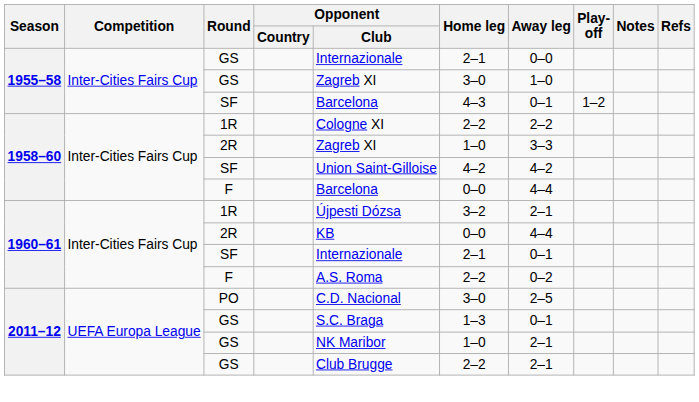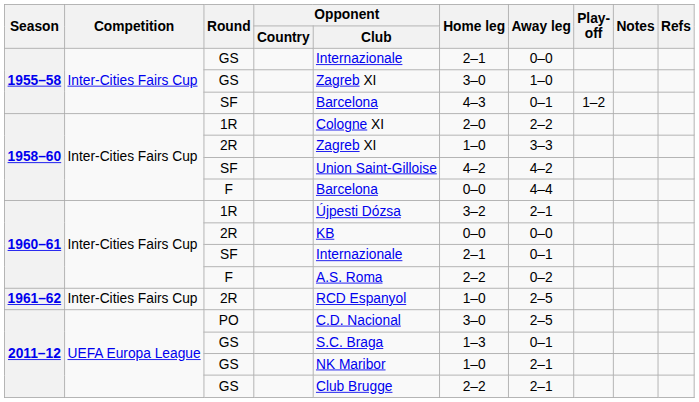(474, 124) 2–2 -> (474, 124) 2–0
(541, 233) 4–4 -> (541, 233) 0–0
+ row: (34, 299)
